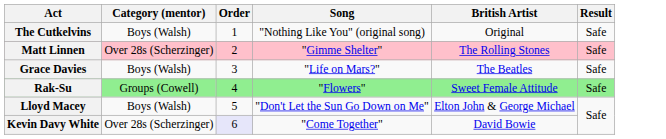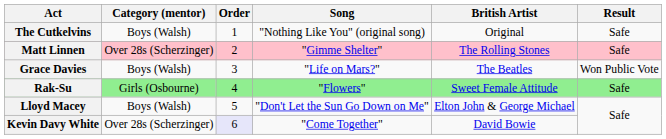(596, 69) Safe -> (619, 69) Won Public Vote
(159, 87) Groups (Cowell) -> (159, 87) Girls (Osbourne)
